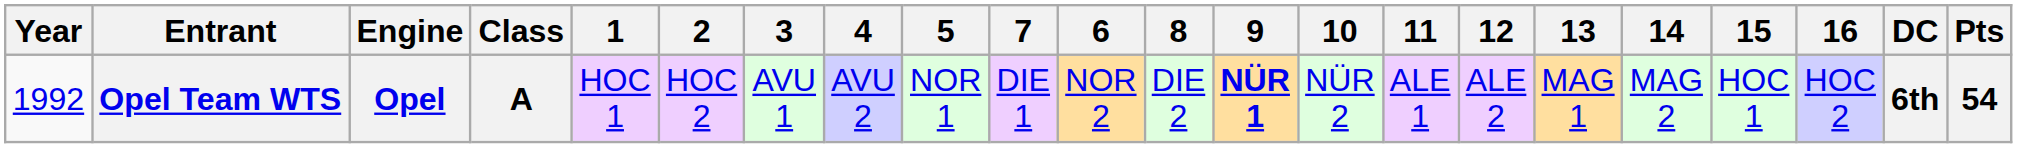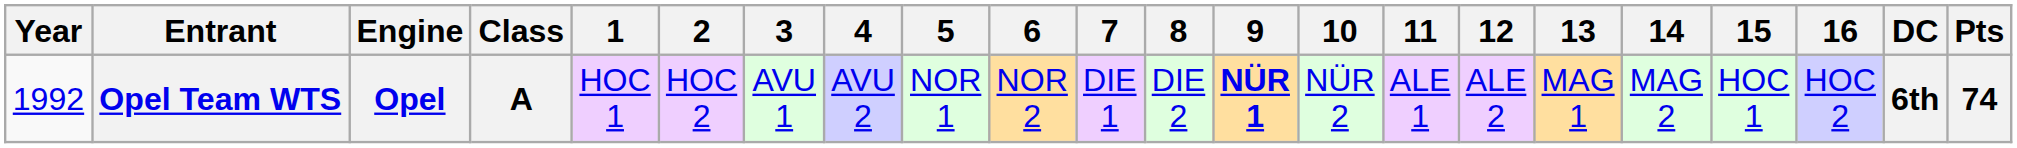columns swapped: (1101, 30) <-> (1023, 30)
(1979, 98) 54 -> (1979, 98) 74
